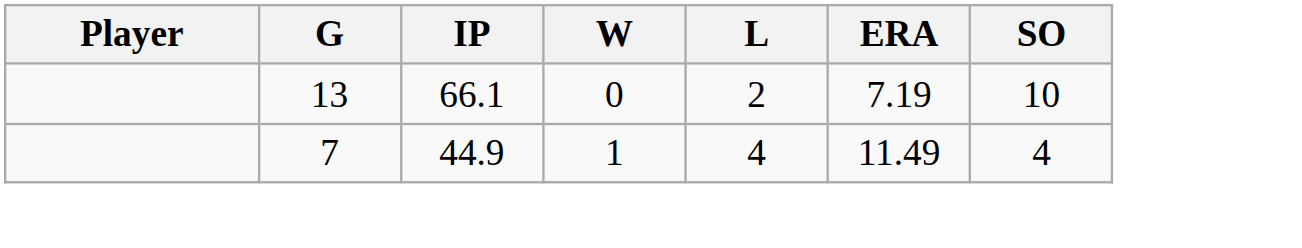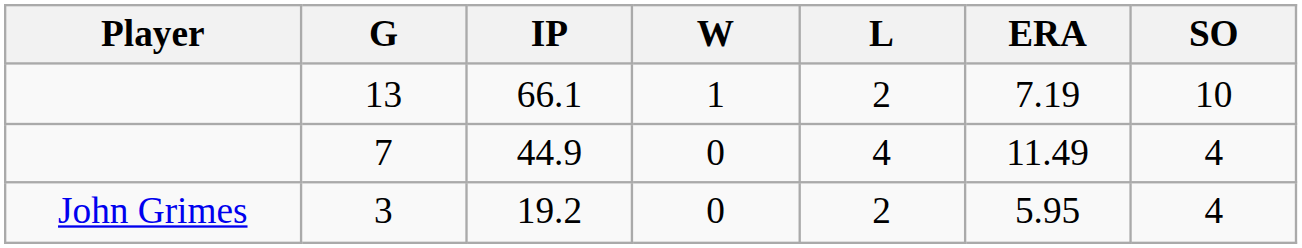(614, 93) 0 -> (715, 93) 1
(614, 152) 1 -> (715, 152) 0
+ row: (383, 211)
